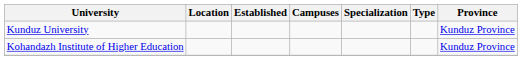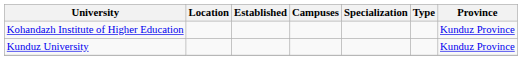rows swapped: (95, 47) <-> (48, 30)
